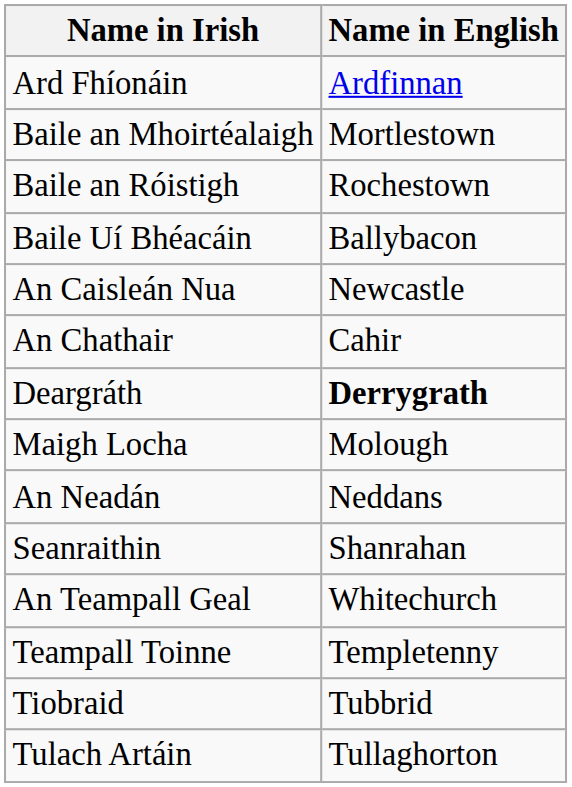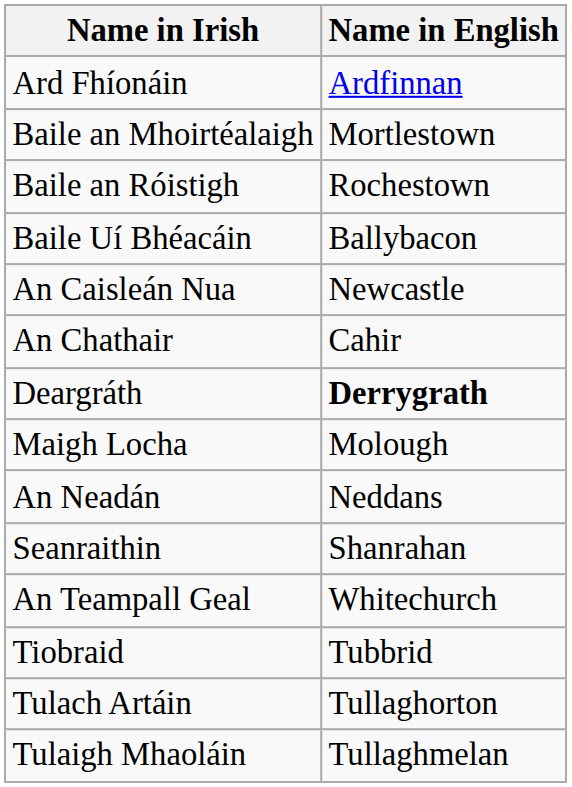- row: (122, 651)
+ row: (129, 755)
